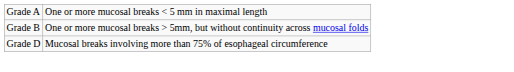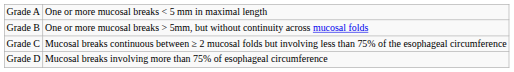+ row: (23, 43)
